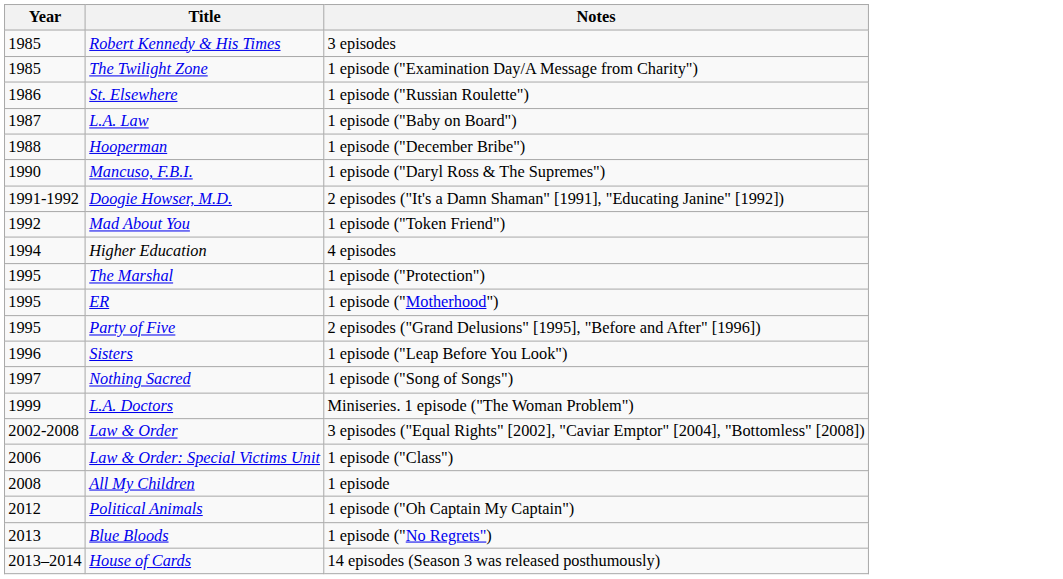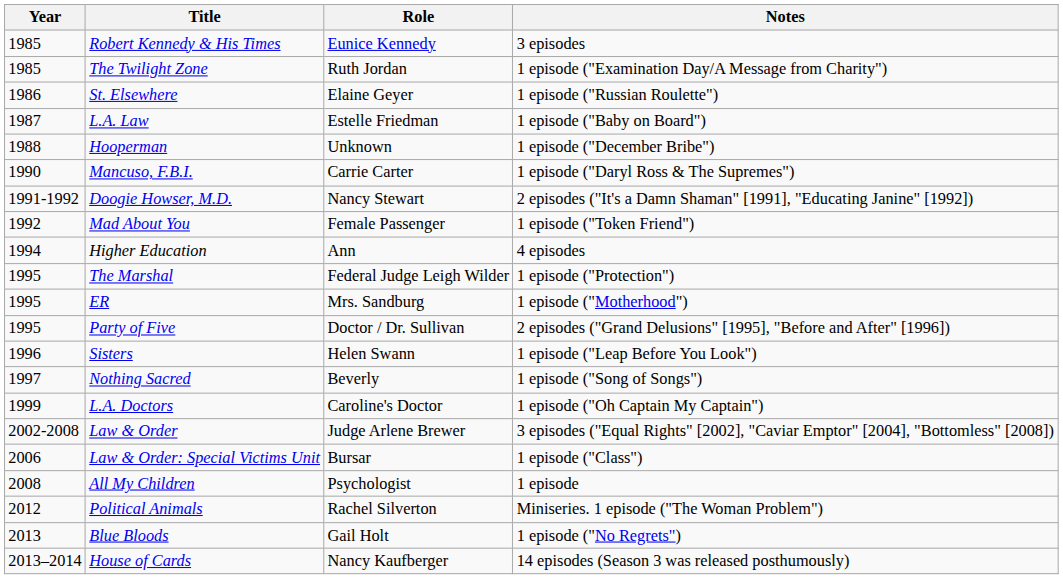+ column: (418, 17)
(481, 405) Miniseries. 1 episode ("The Woman Problem") -> (640, 405) 1 episode ("Oh Captain My Captain")
(451, 509) 1 episode ("Oh Captain My Captain") -> (670, 509) Miniseries. 1 episode ("The Woman Problem")
